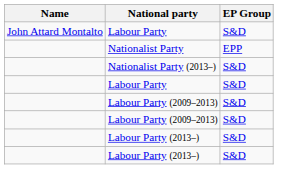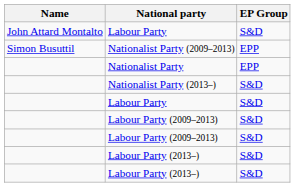+ row: (41, 48)
